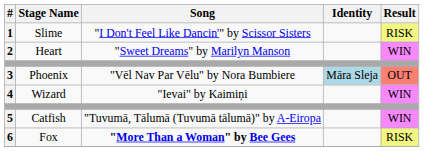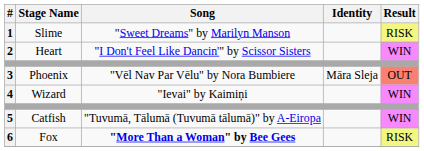(202, 32) "I Don't Feel Like Dancin'" by Scissor Sisters -> (203, 32) "Sweet Dreams" by Marilyn Manson
(203, 51) "Sweet Dreams" by Marilyn Manson -> (202, 51) "I Don't Feel Like Dancin'" by Scissor Sisters
(352, 75) lightblue background -> (352, 75) no background
